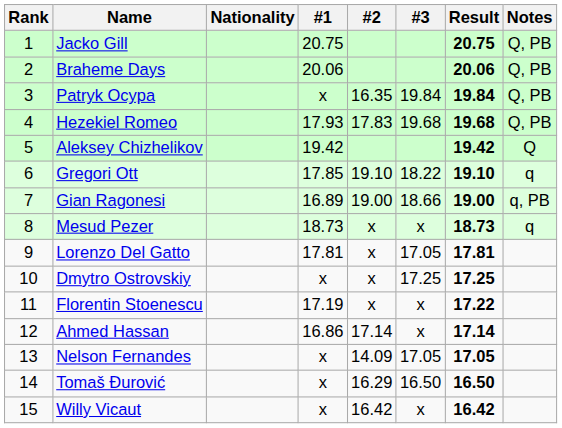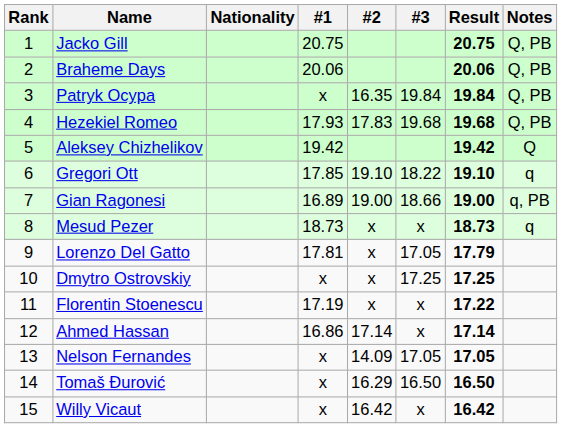(474, 252) 17.81 -> (474, 252) 17.79
